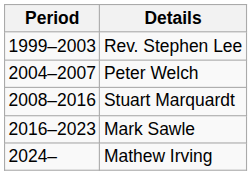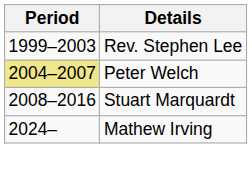(52, 73) no background -> (52, 73) khaki background
- row: (149, 128)
